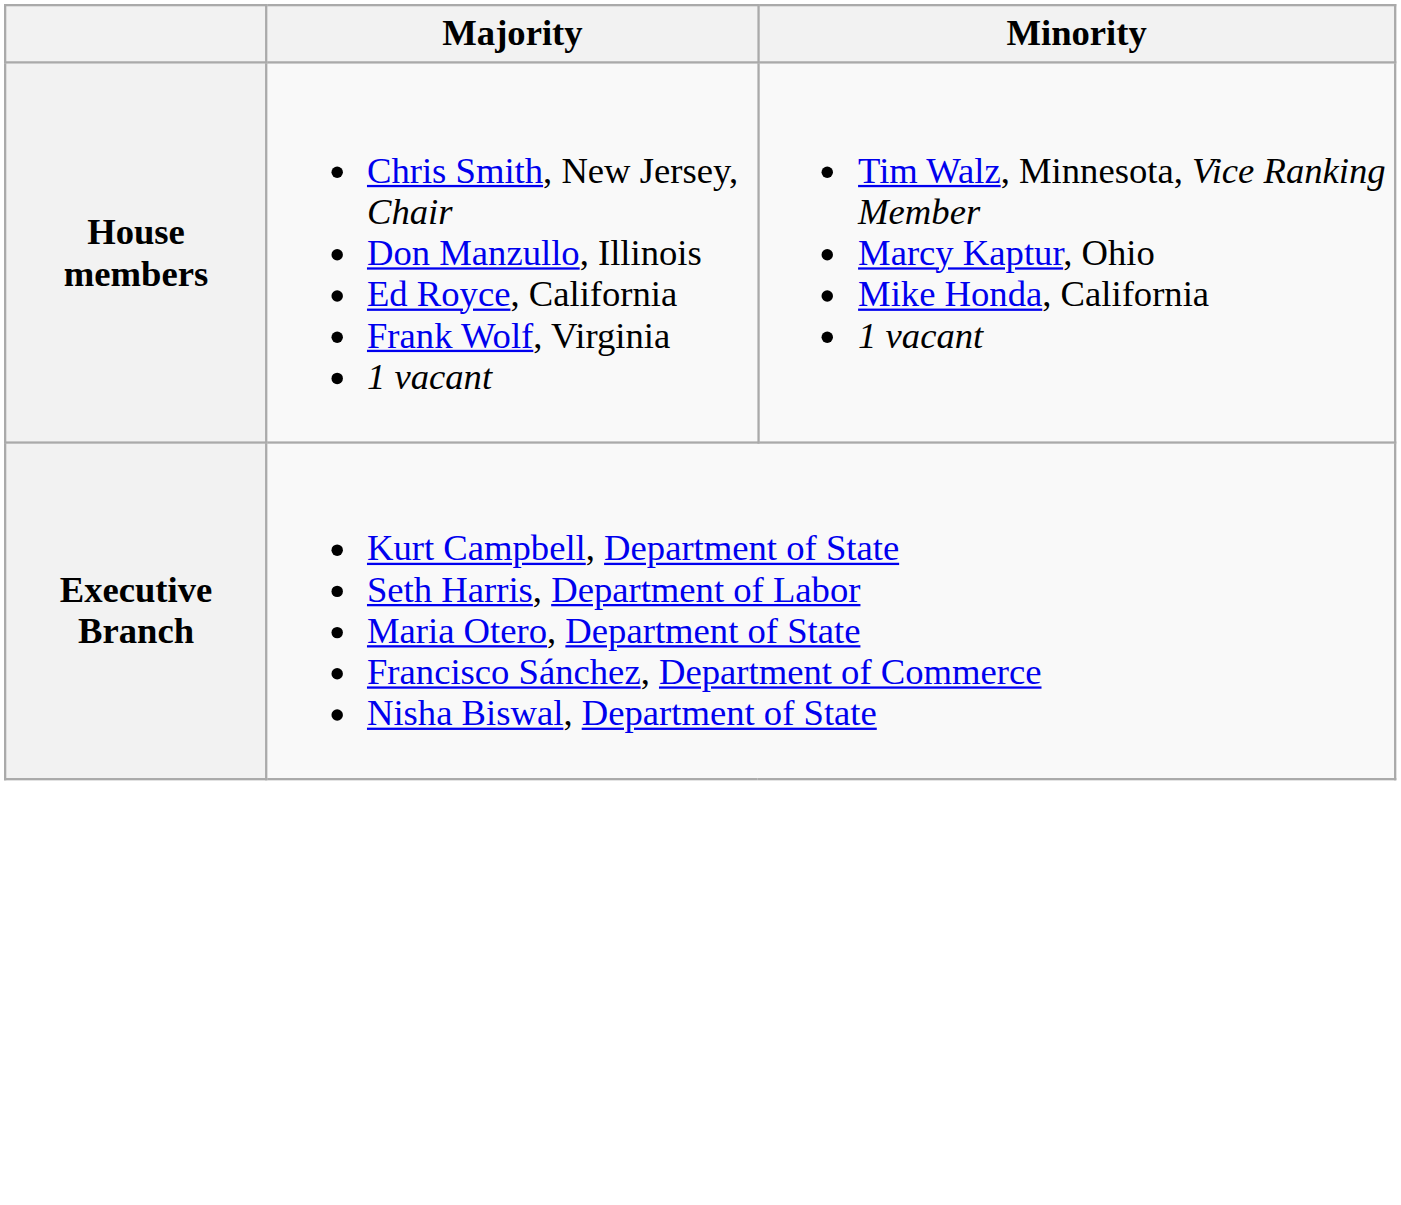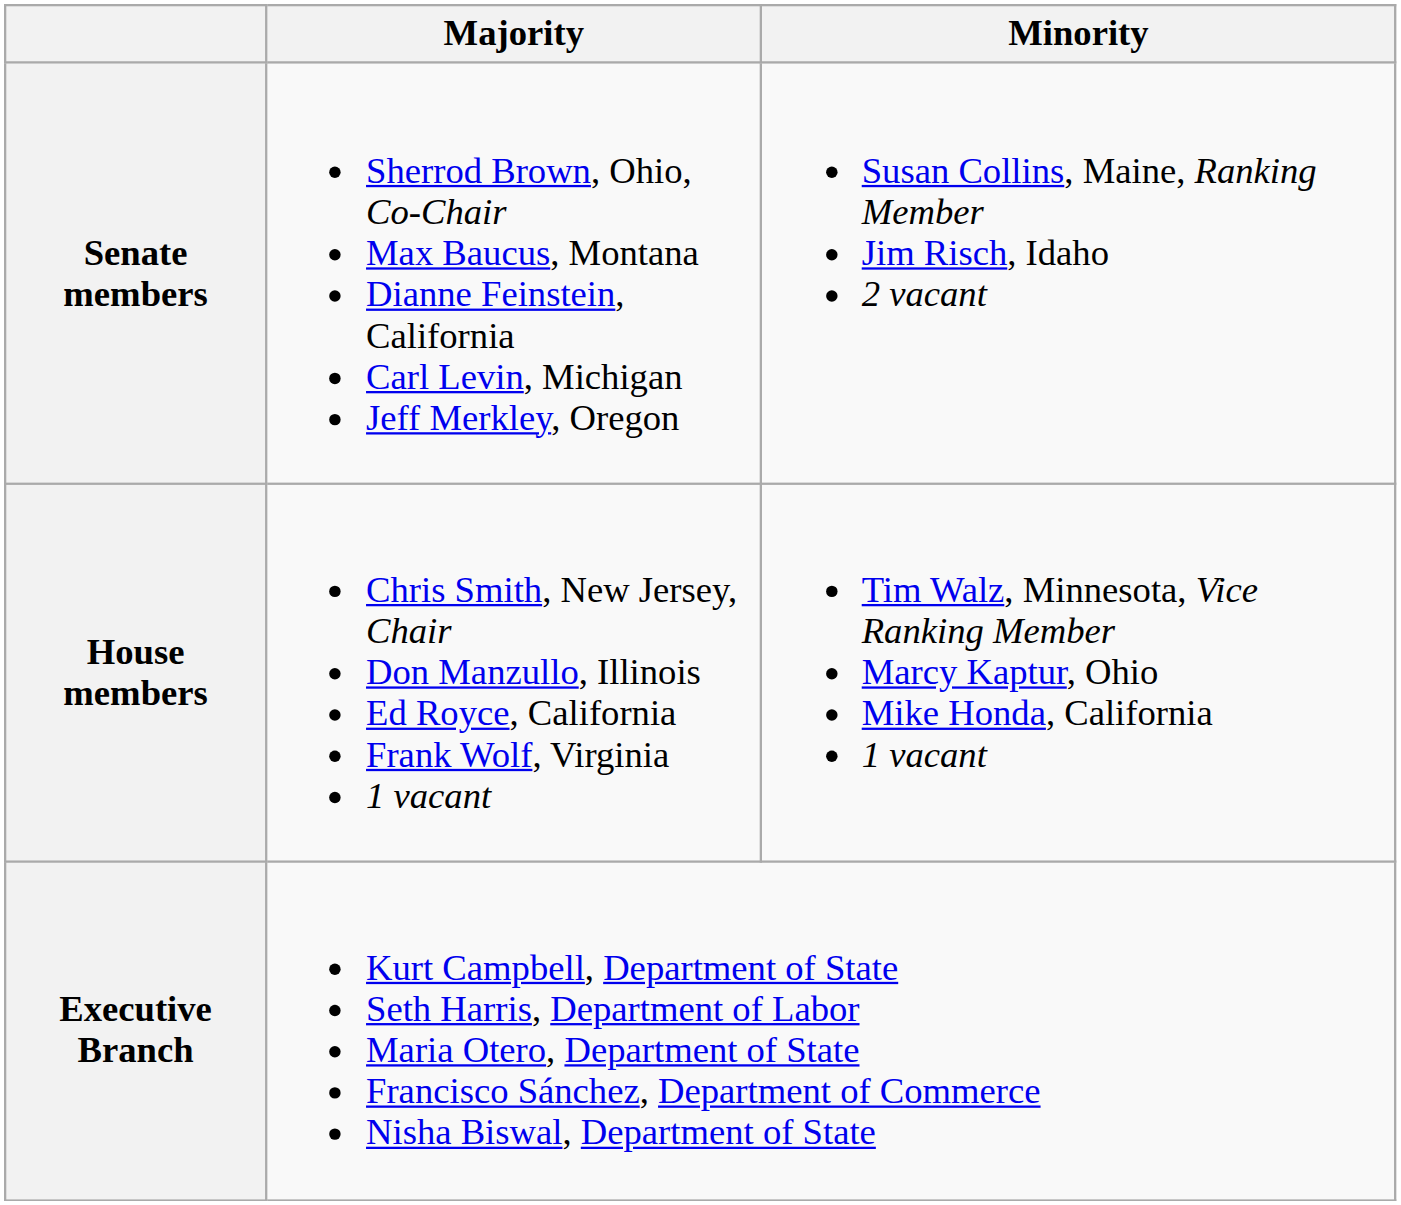+ row: (136, 272)
